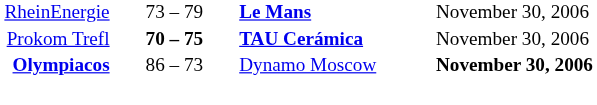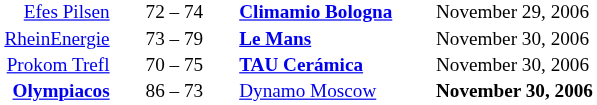+ row: (67, 12)
(174, 38) bold -> (174, 64) normal
